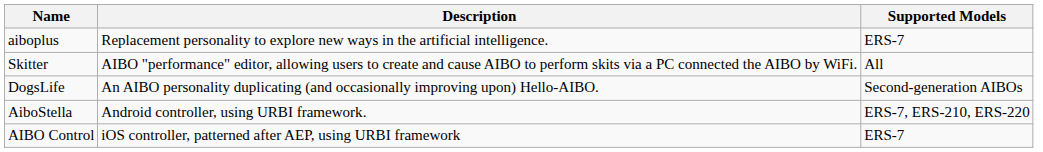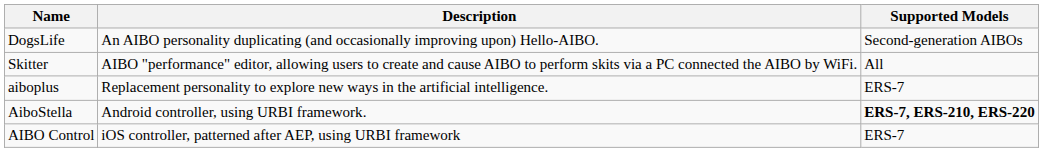rows swapped: (36, 87) <-> (33, 40)
(947, 111) normal -> (949, 111) bold
